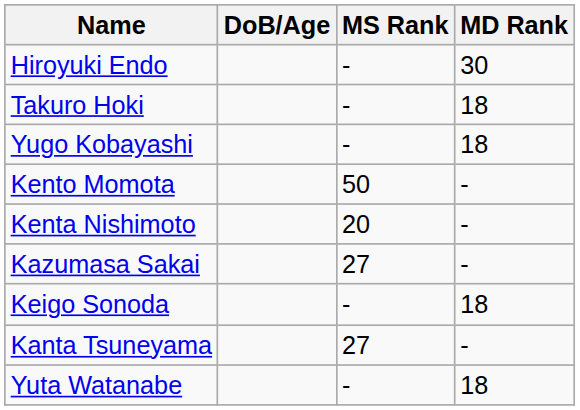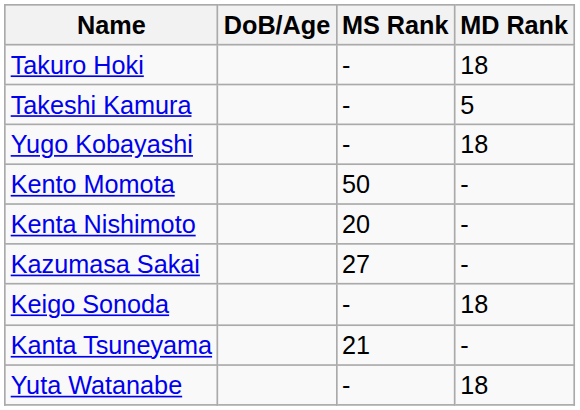- row: (89, 65)
+ row: (101, 105)
(356, 345) 27 -> (356, 345) 21
